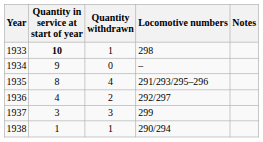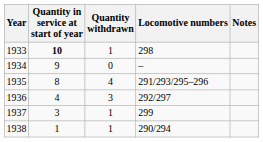(111, 97) 2 -> (111, 97) 3
(111, 113) 3 -> (111, 113) 1
